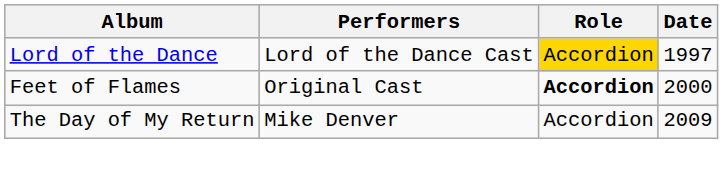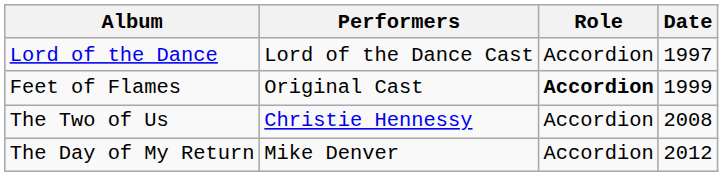(599, 55) gold background -> (599, 55) no background
(688, 88) 2000 -> (688, 88) 1999
+ row: (89, 121)
(688, 121) 2009 -> (688, 154) 2012
